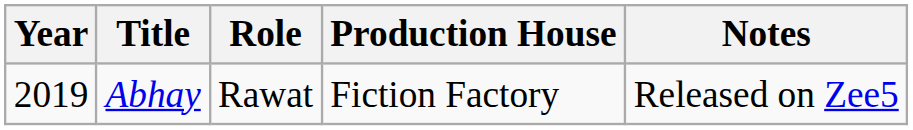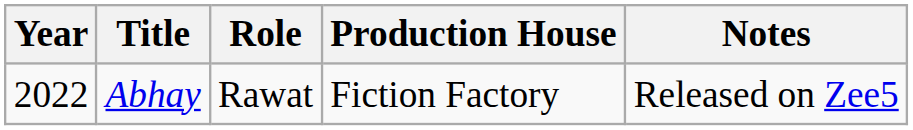(51, 93) 2019 -> (51, 93) 2022
